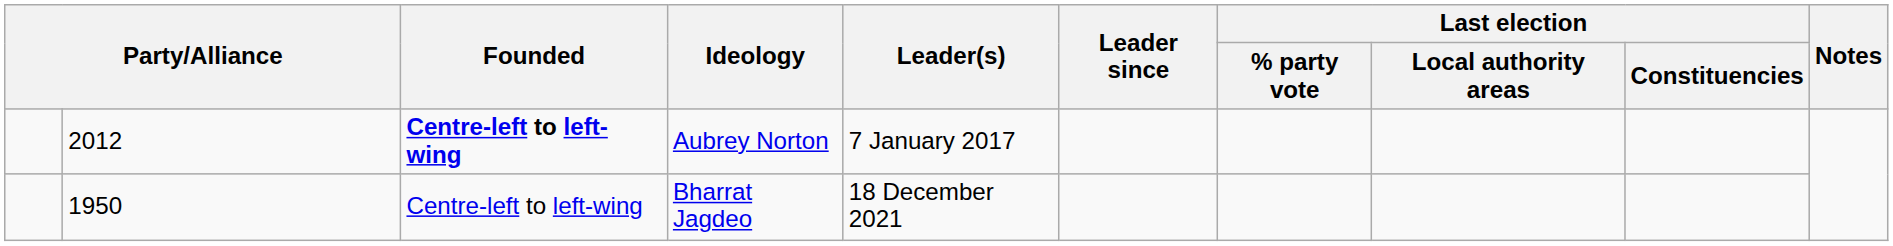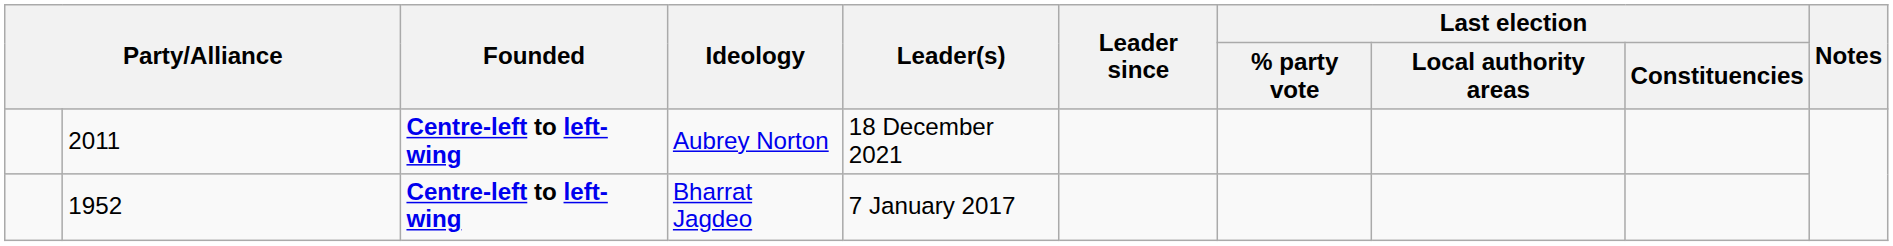(95, 141) 2012 -> (94, 141) 2011
(932, 141) 7 January 2017 -> (921, 141) 18 December 2021
(95, 206) 1950 -> (95, 206) 1952
(525, 206) normal -> (507, 206) bold
(921, 206) 18 December 2021 -> (932, 206) 7 January 2017
